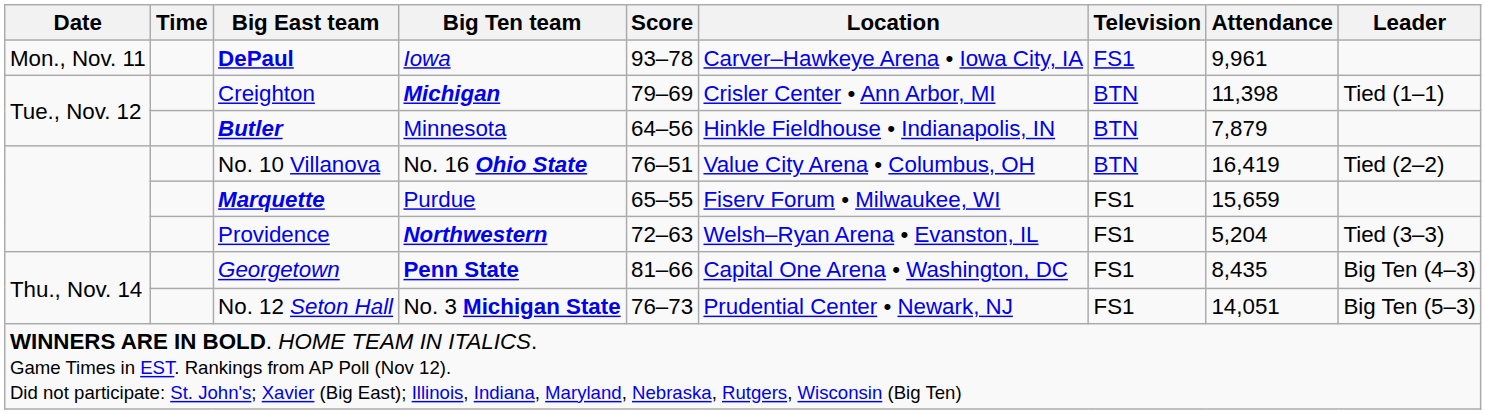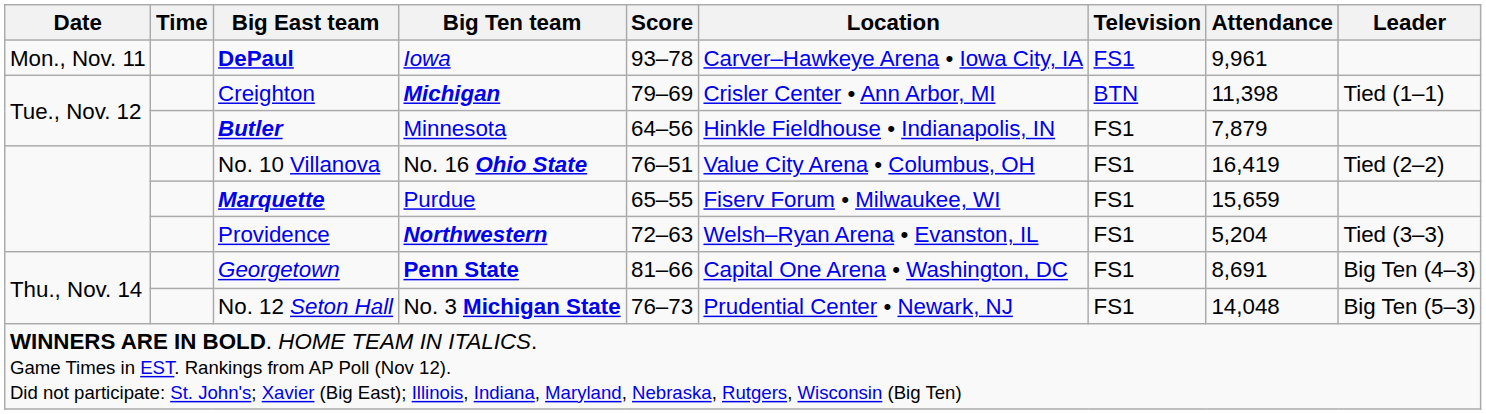(1116, 129) BTN -> (1114, 129) FS1
(1116, 164) BTN -> (1114, 164) FS1
(1239, 270) 8,435 -> (1239, 270) 8,691
(1246, 306) 14,051 -> (1246, 306) 14,048
